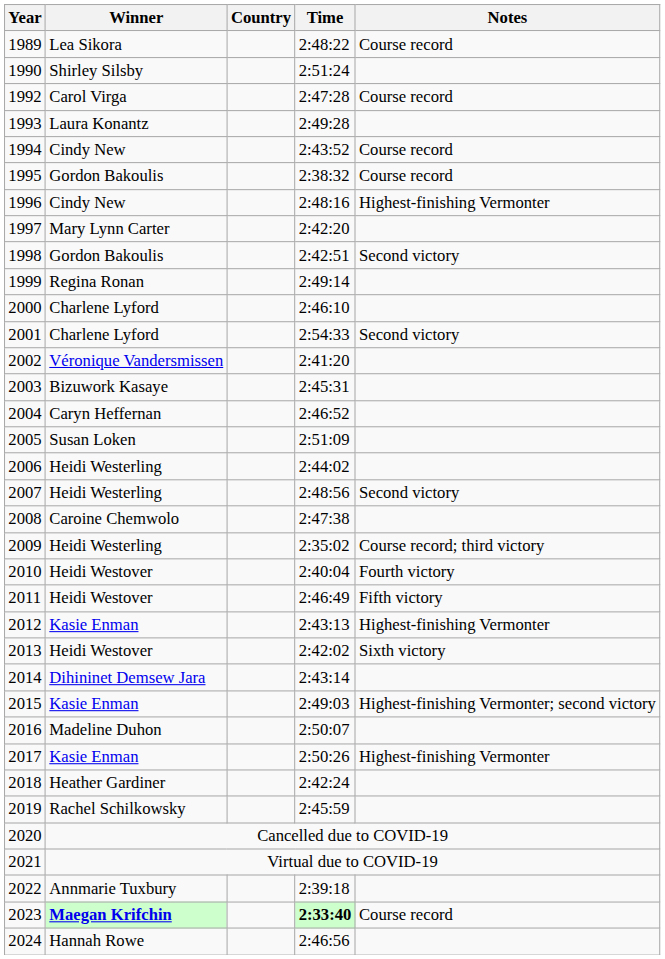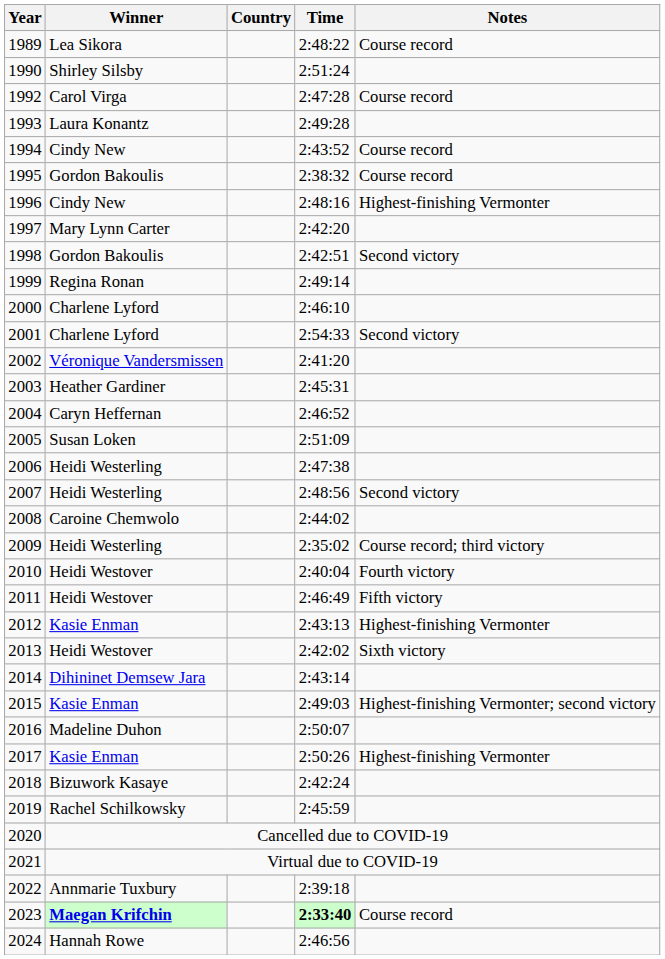(109, 387) Bizuwork Kasaye -> (107, 387) Heather Gardiner
(324, 466) 2:44:02 -> (324, 466) 2:47:38
(324, 519) 2:47:38 -> (324, 519) 2:44:02
(107, 783) Heather Gardiner -> (109, 783) Bizuwork Kasaye
